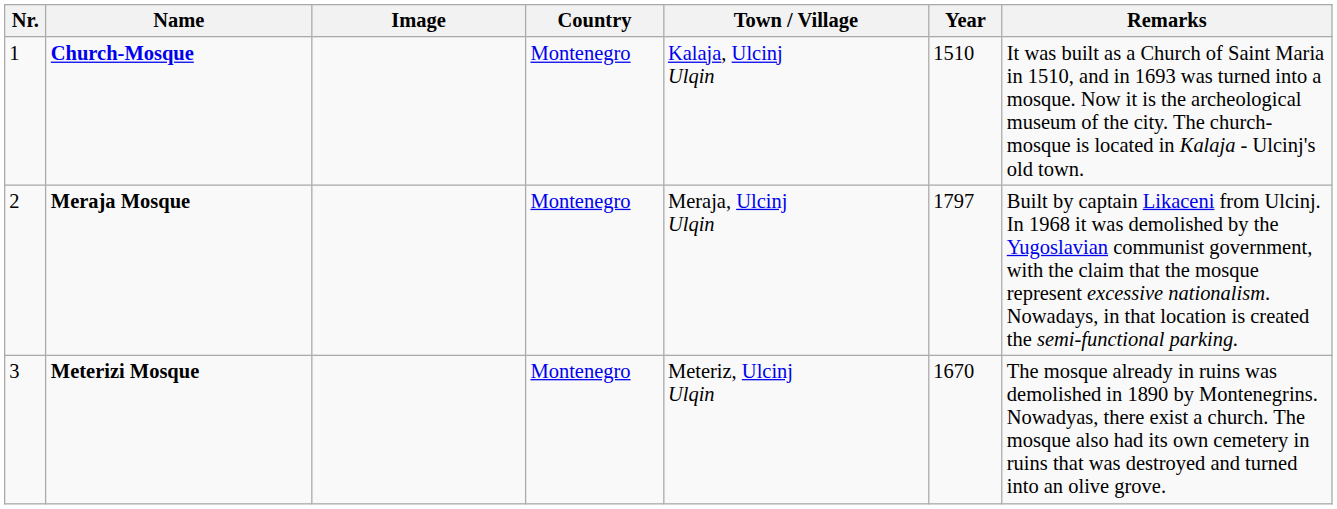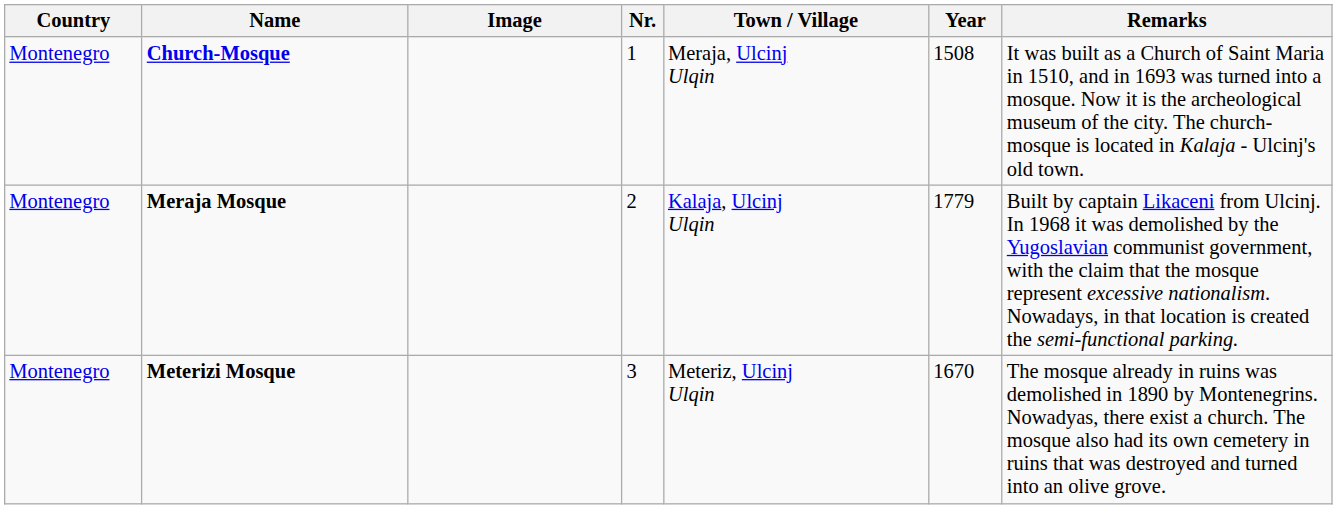columns swapped: (25, 20) <-> (594, 20)
(725, 64) Kalaja, Ulcinj Ulqin -> (728, 64) Meraja, Ulcinj Ulqin
(954, 53) 1510 -> (954, 53) 1508
(728, 212) Meraja, Ulcinj Ulqin -> (725, 212) Kalaja, Ulcinj Ulqin
(954, 200) 1797 -> (954, 200) 1779
